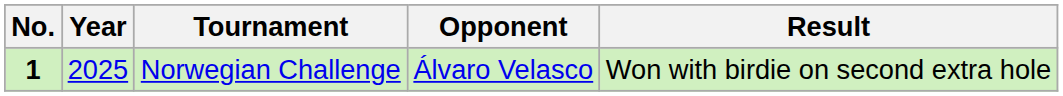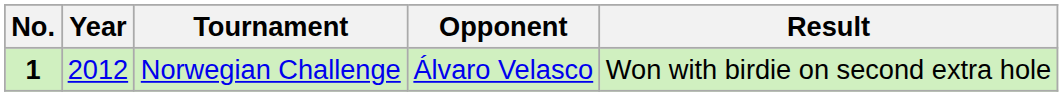(98, 70) 2025 -> (98, 70) 2012
